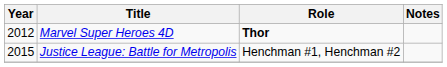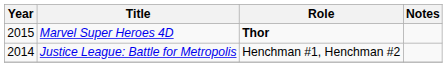(21, 33) 2012 -> (21, 33) 2015
(21, 52) 2015 -> (21, 52) 2014
